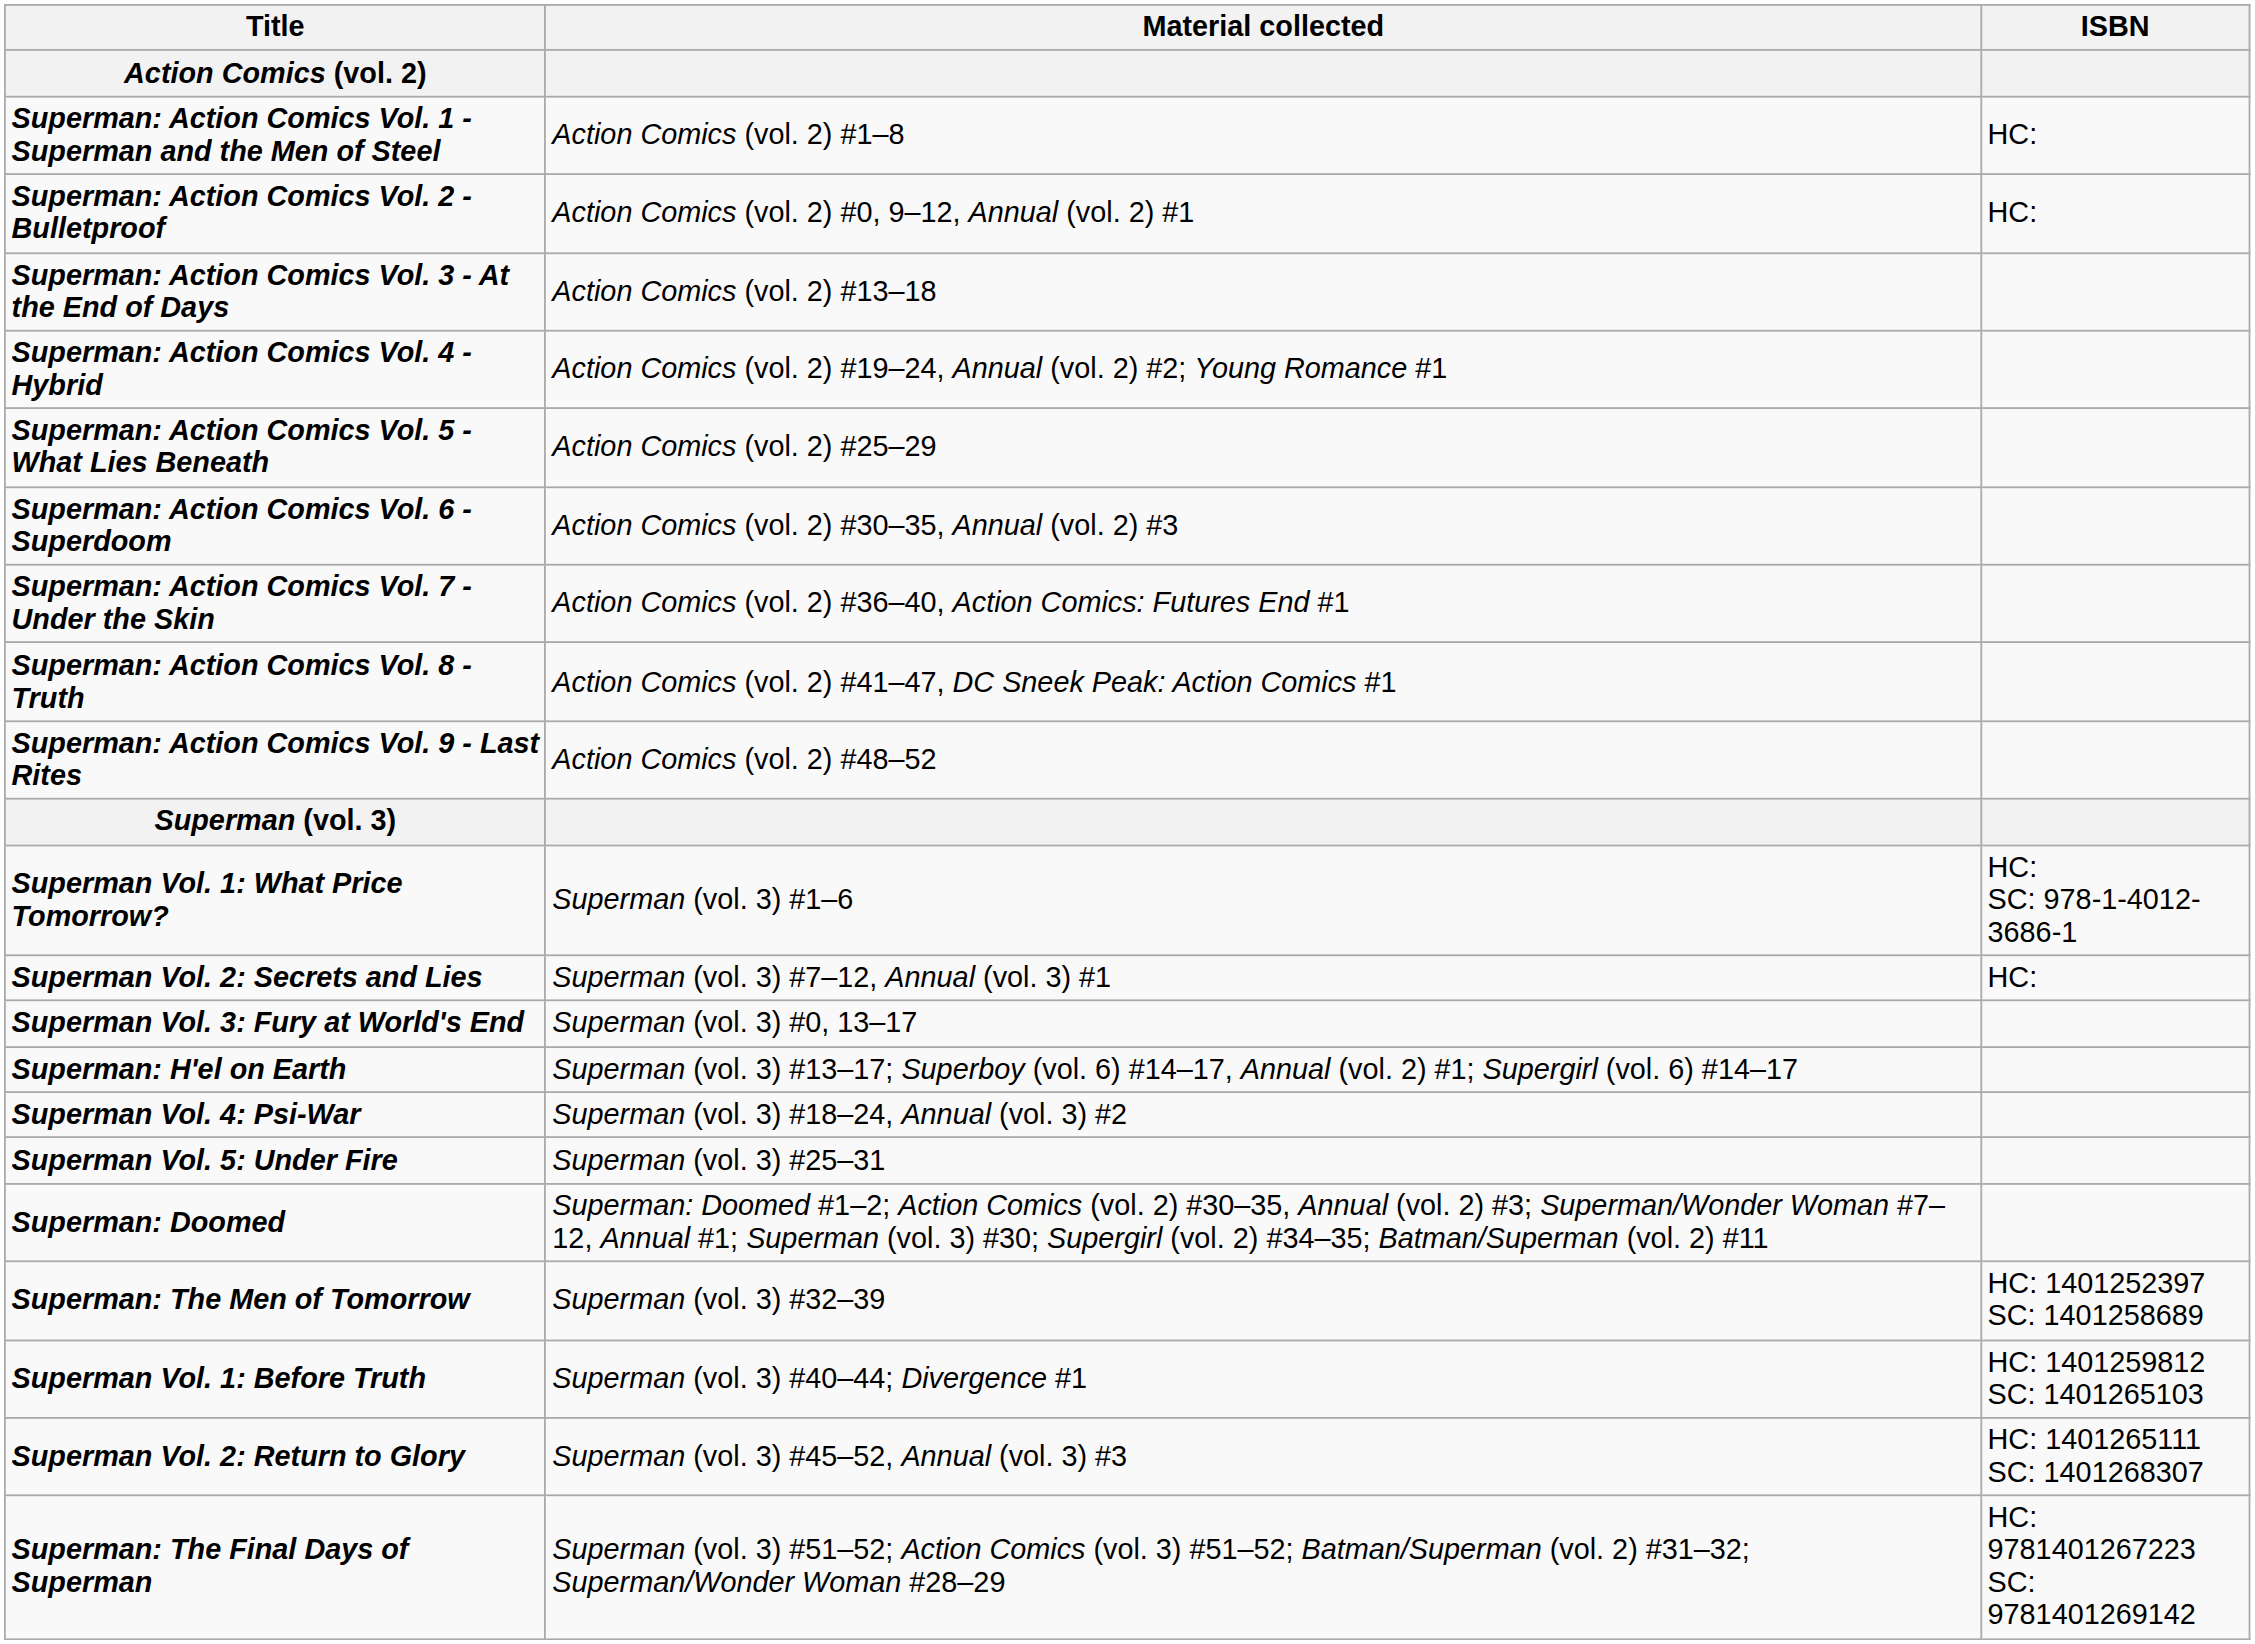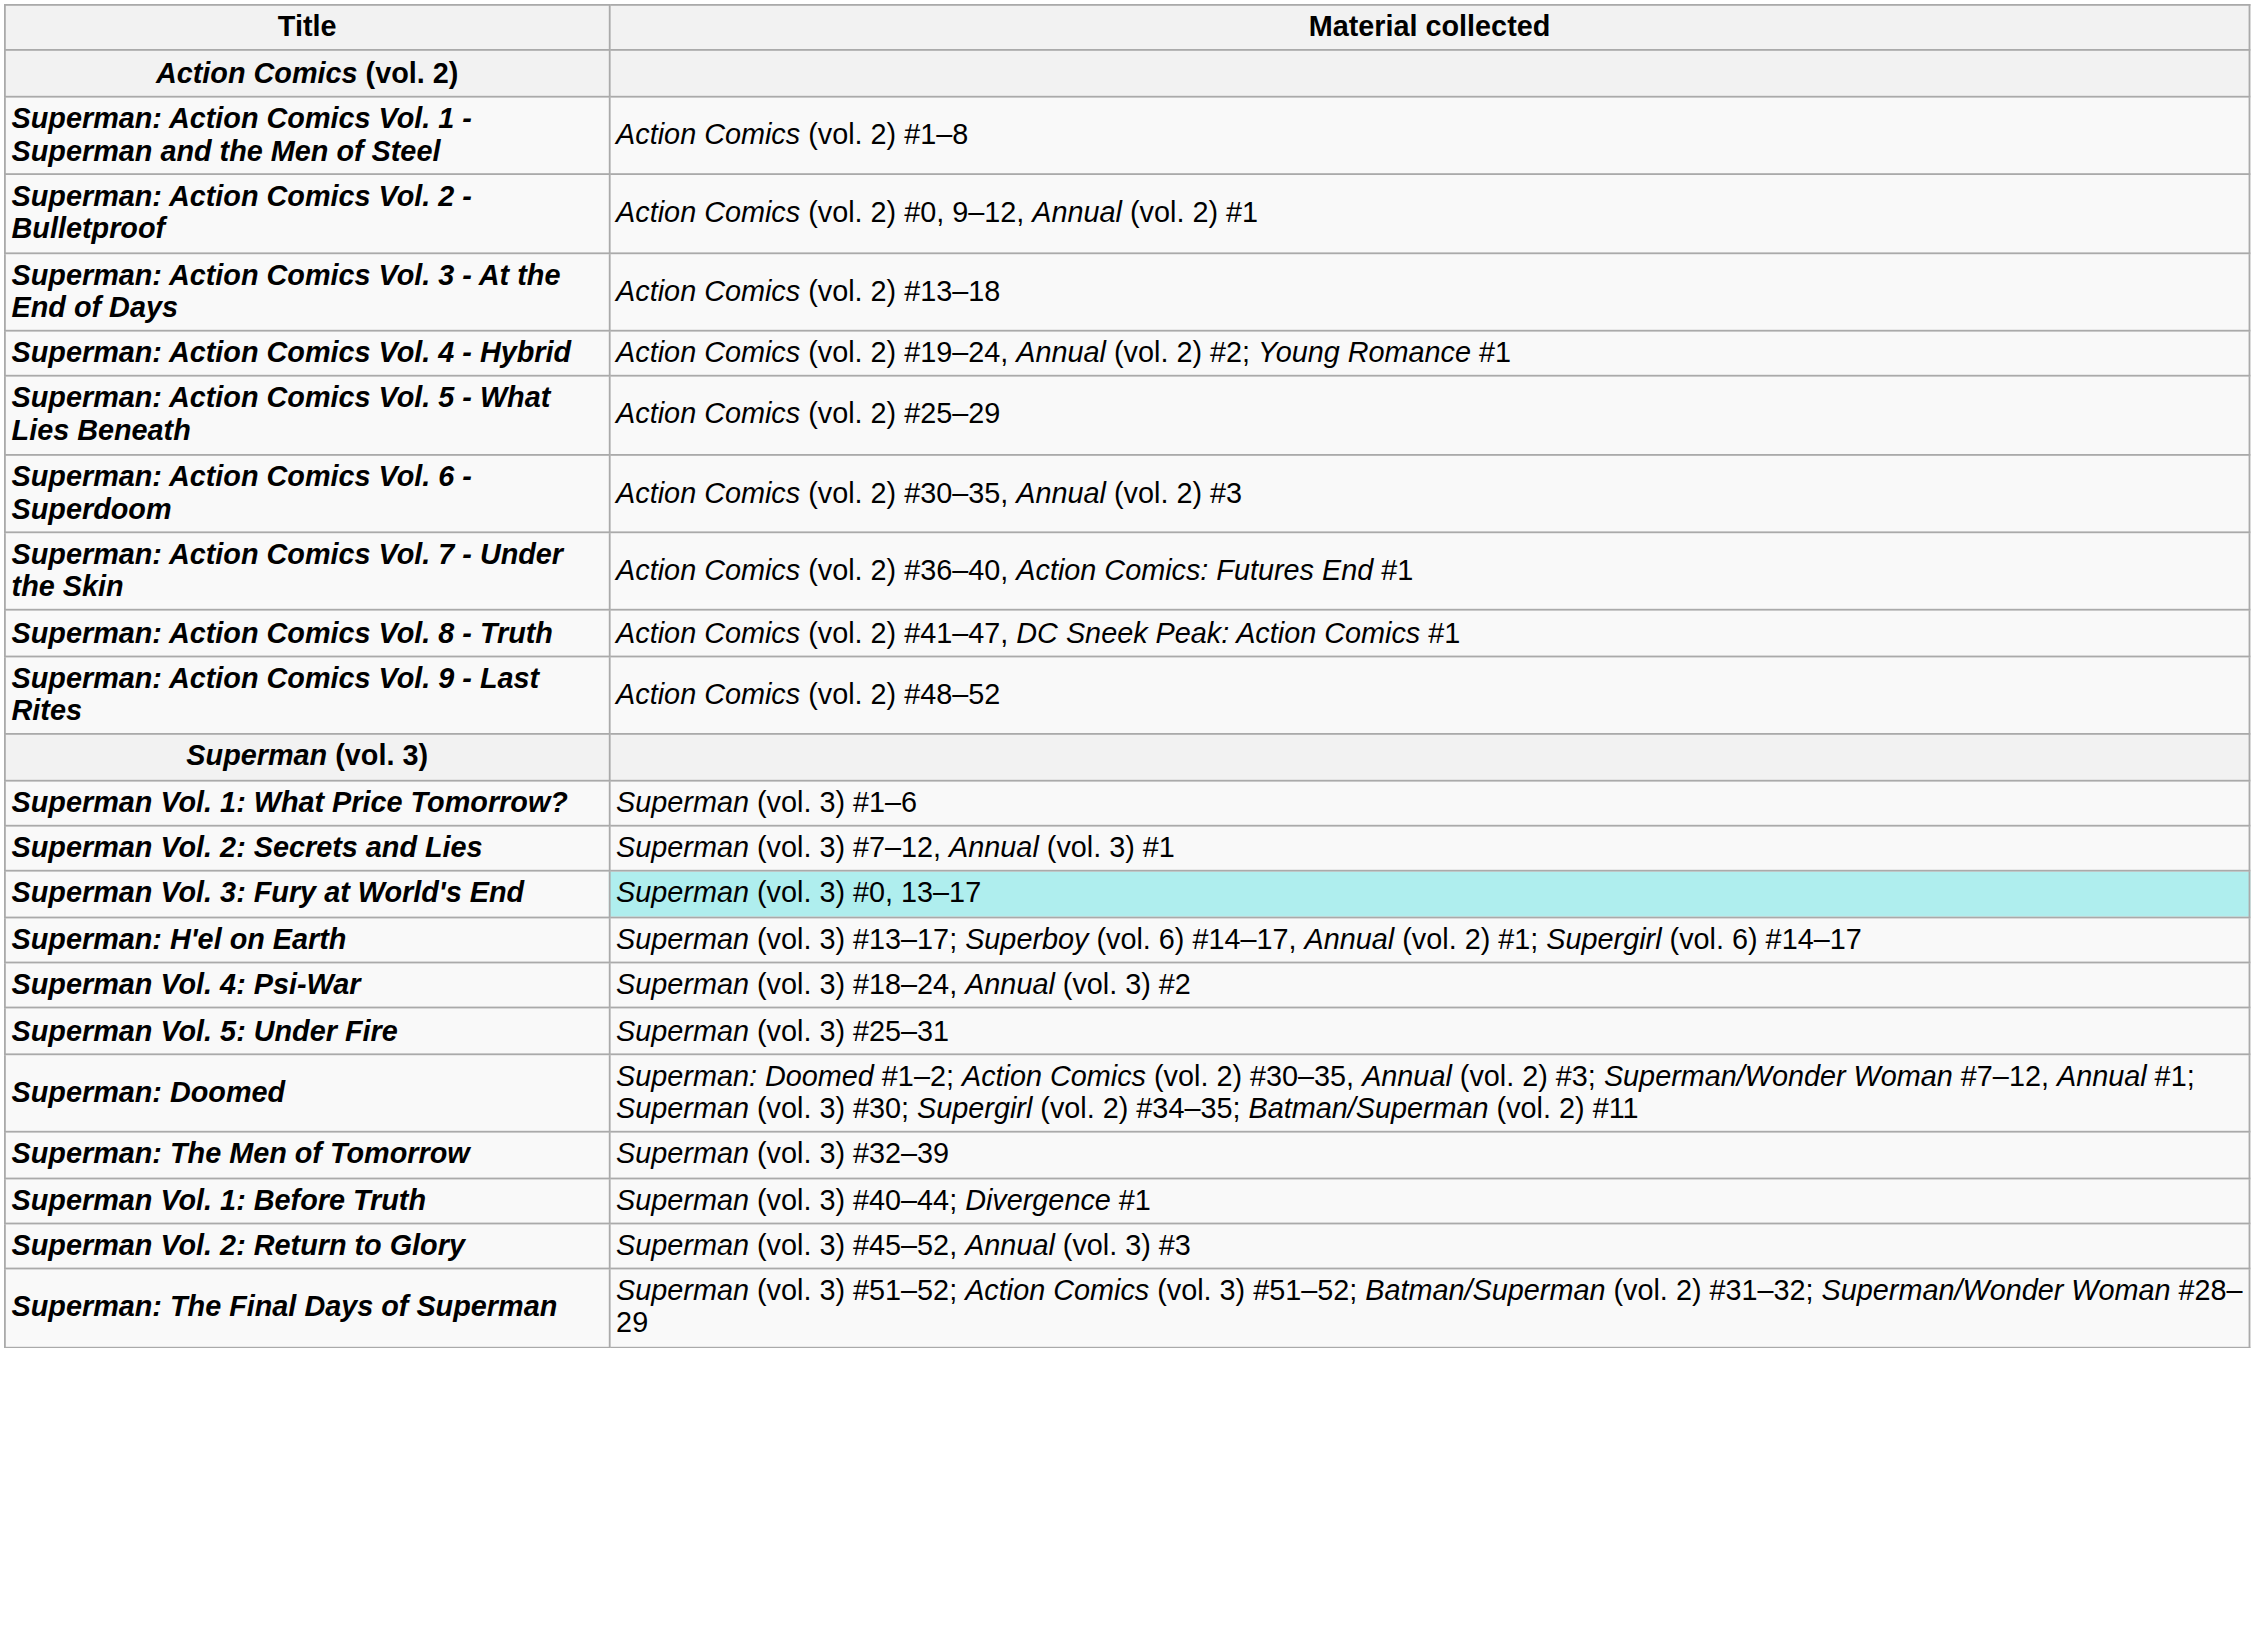- column: (2115, 73)
(735, 1023) no background -> (799, 893) paleturquoise background
